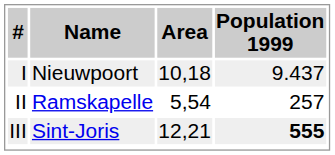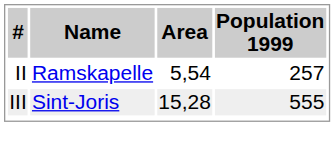- row: (24, 73)
(185, 130) 12,21 -> (185, 102) 15,28
(307, 130) bold -> (307, 102) normal
